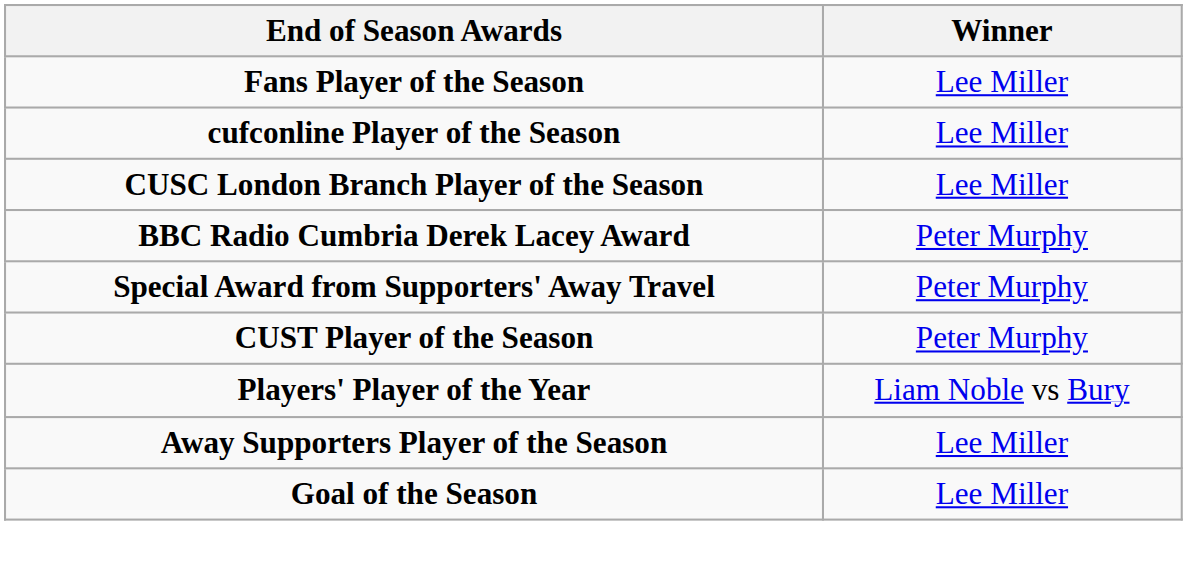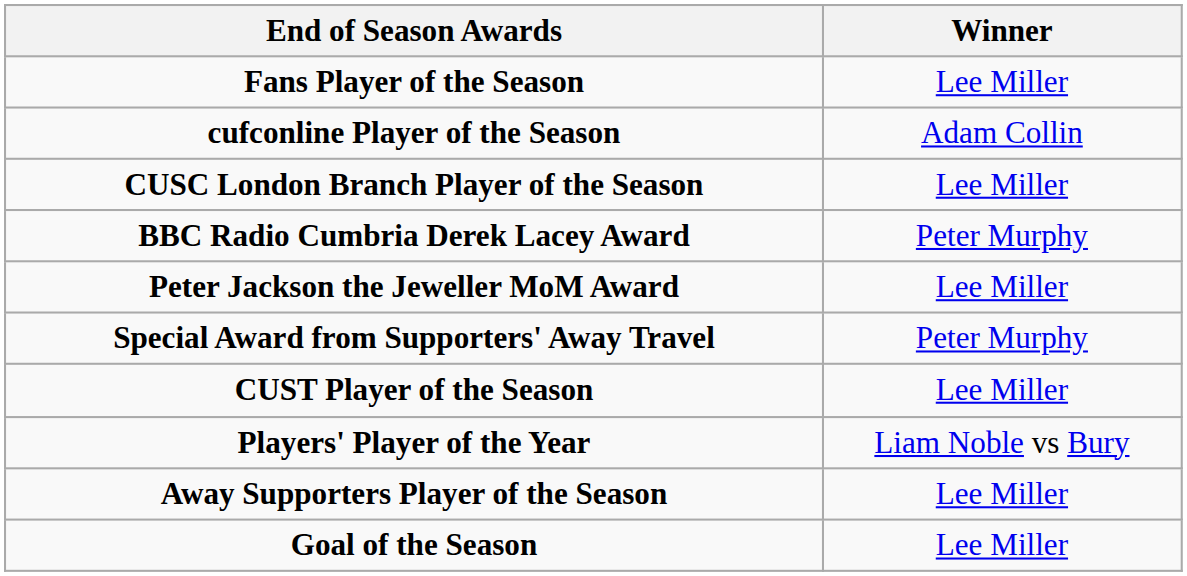(1002, 133) Lee Miller -> (1002, 133) Adam Collin
+ row: (414, 287)
(1002, 338) Peter Murphy -> (1002, 390) Lee Miller
